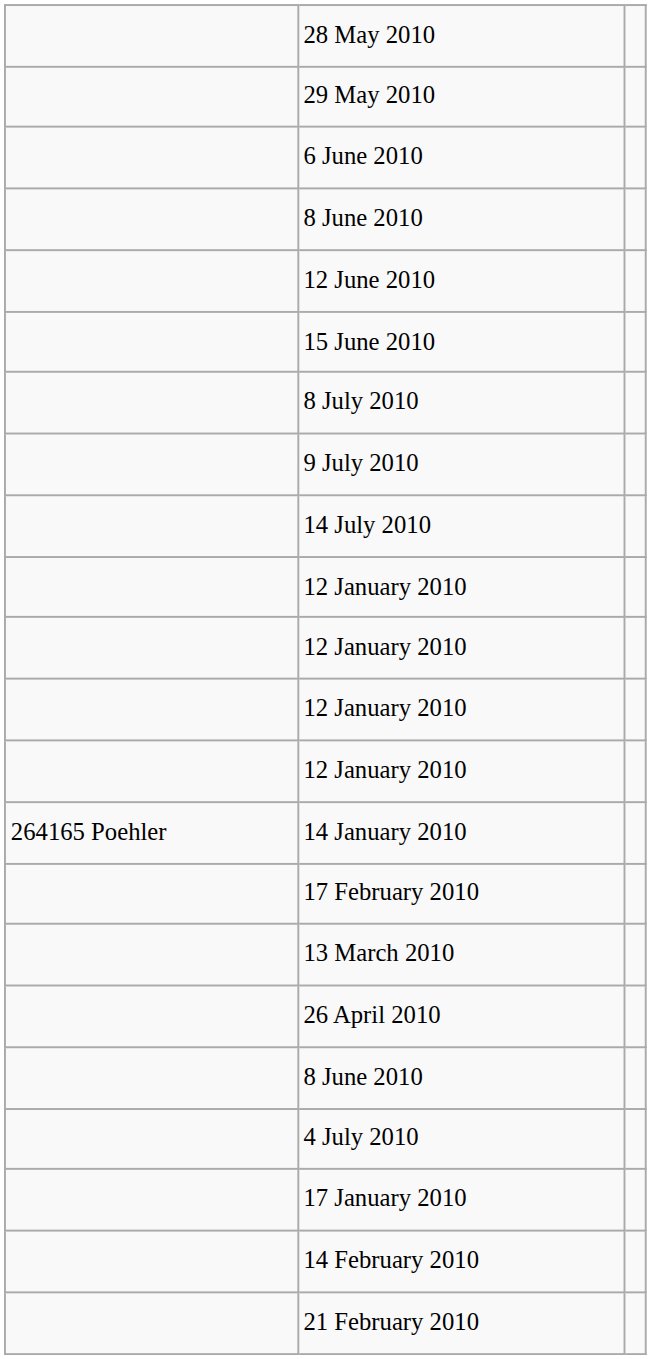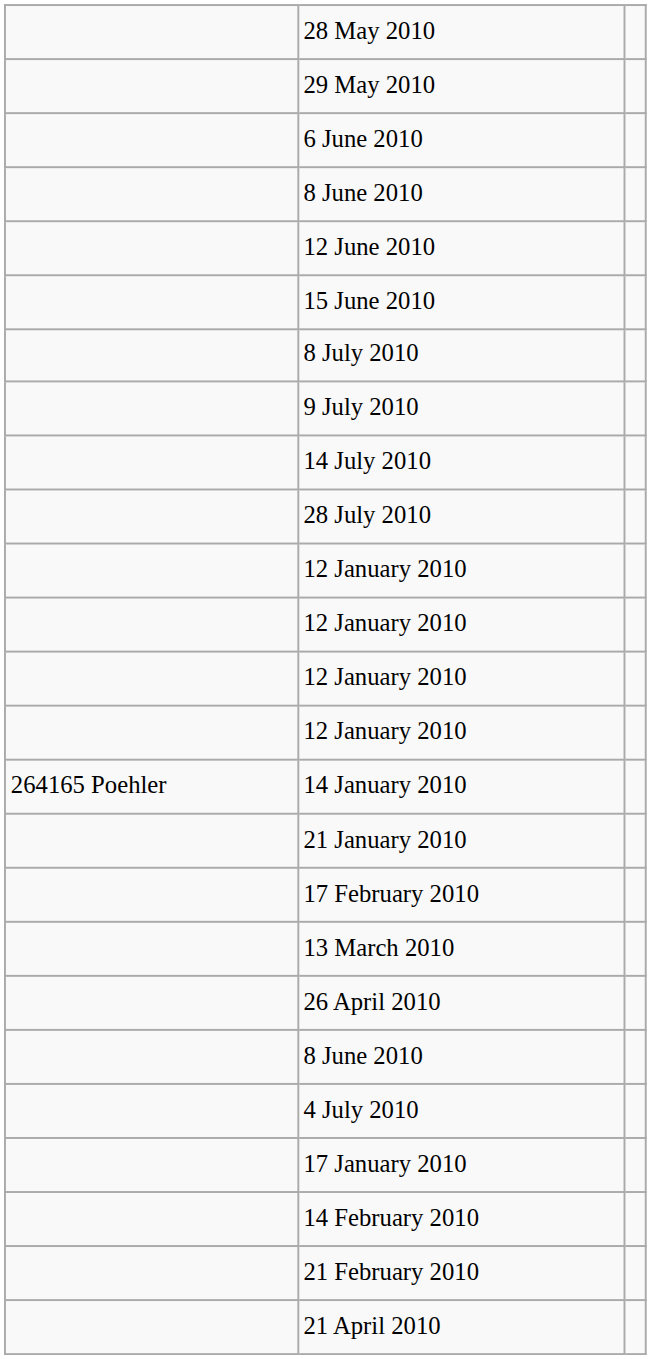+ row: (151, 517)
+ row: (151, 841)
+ row: (151, 1327)
